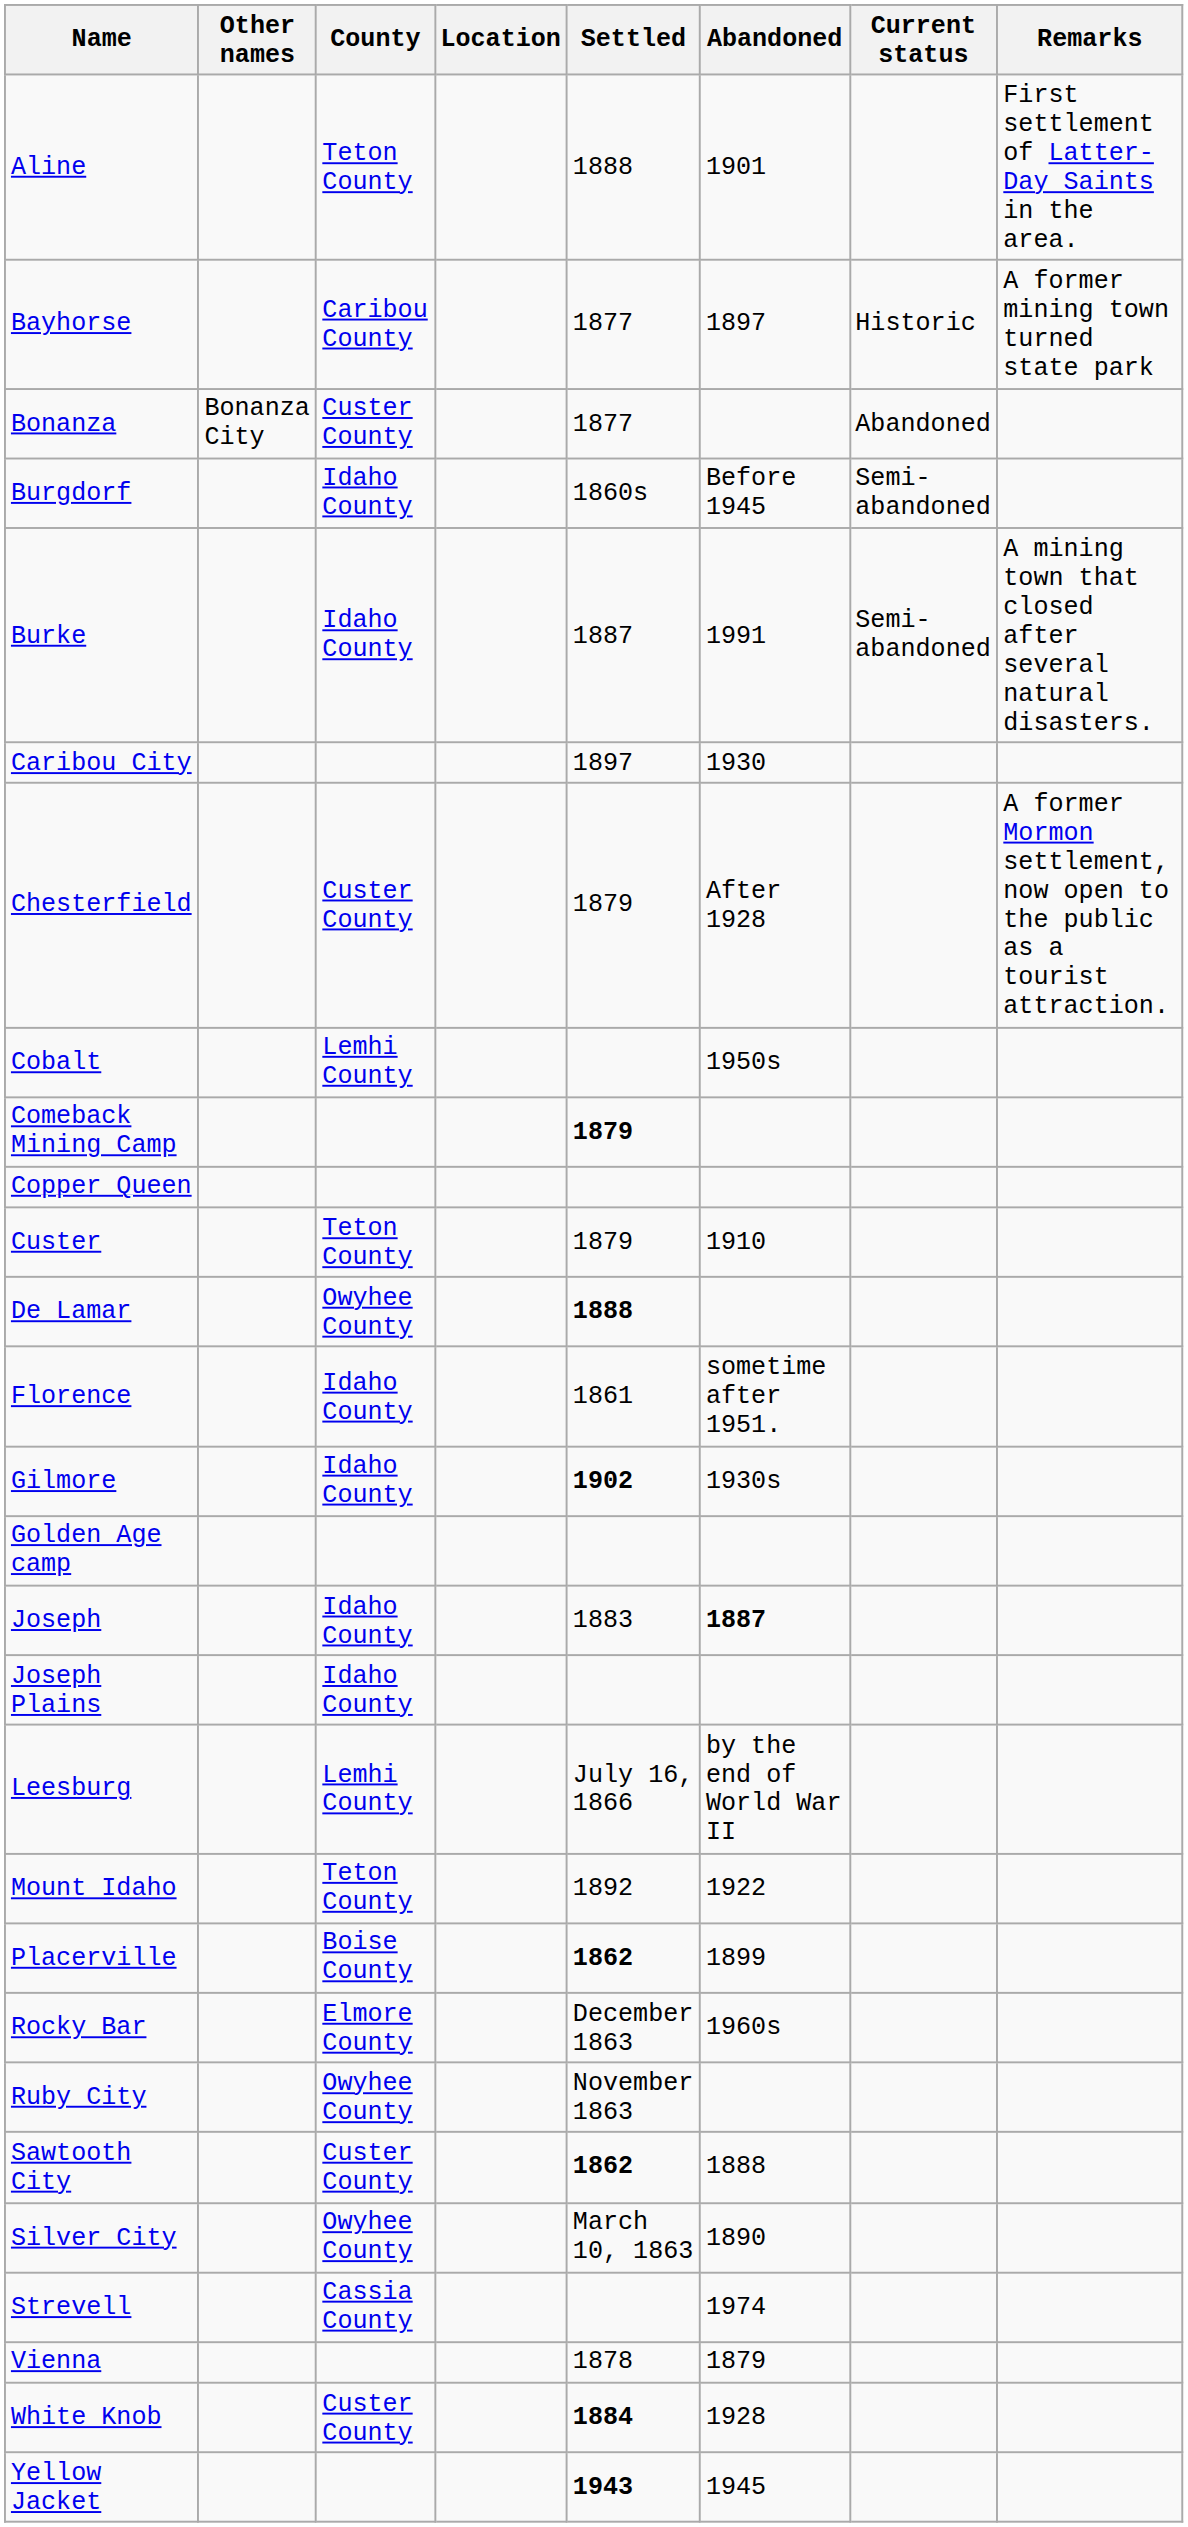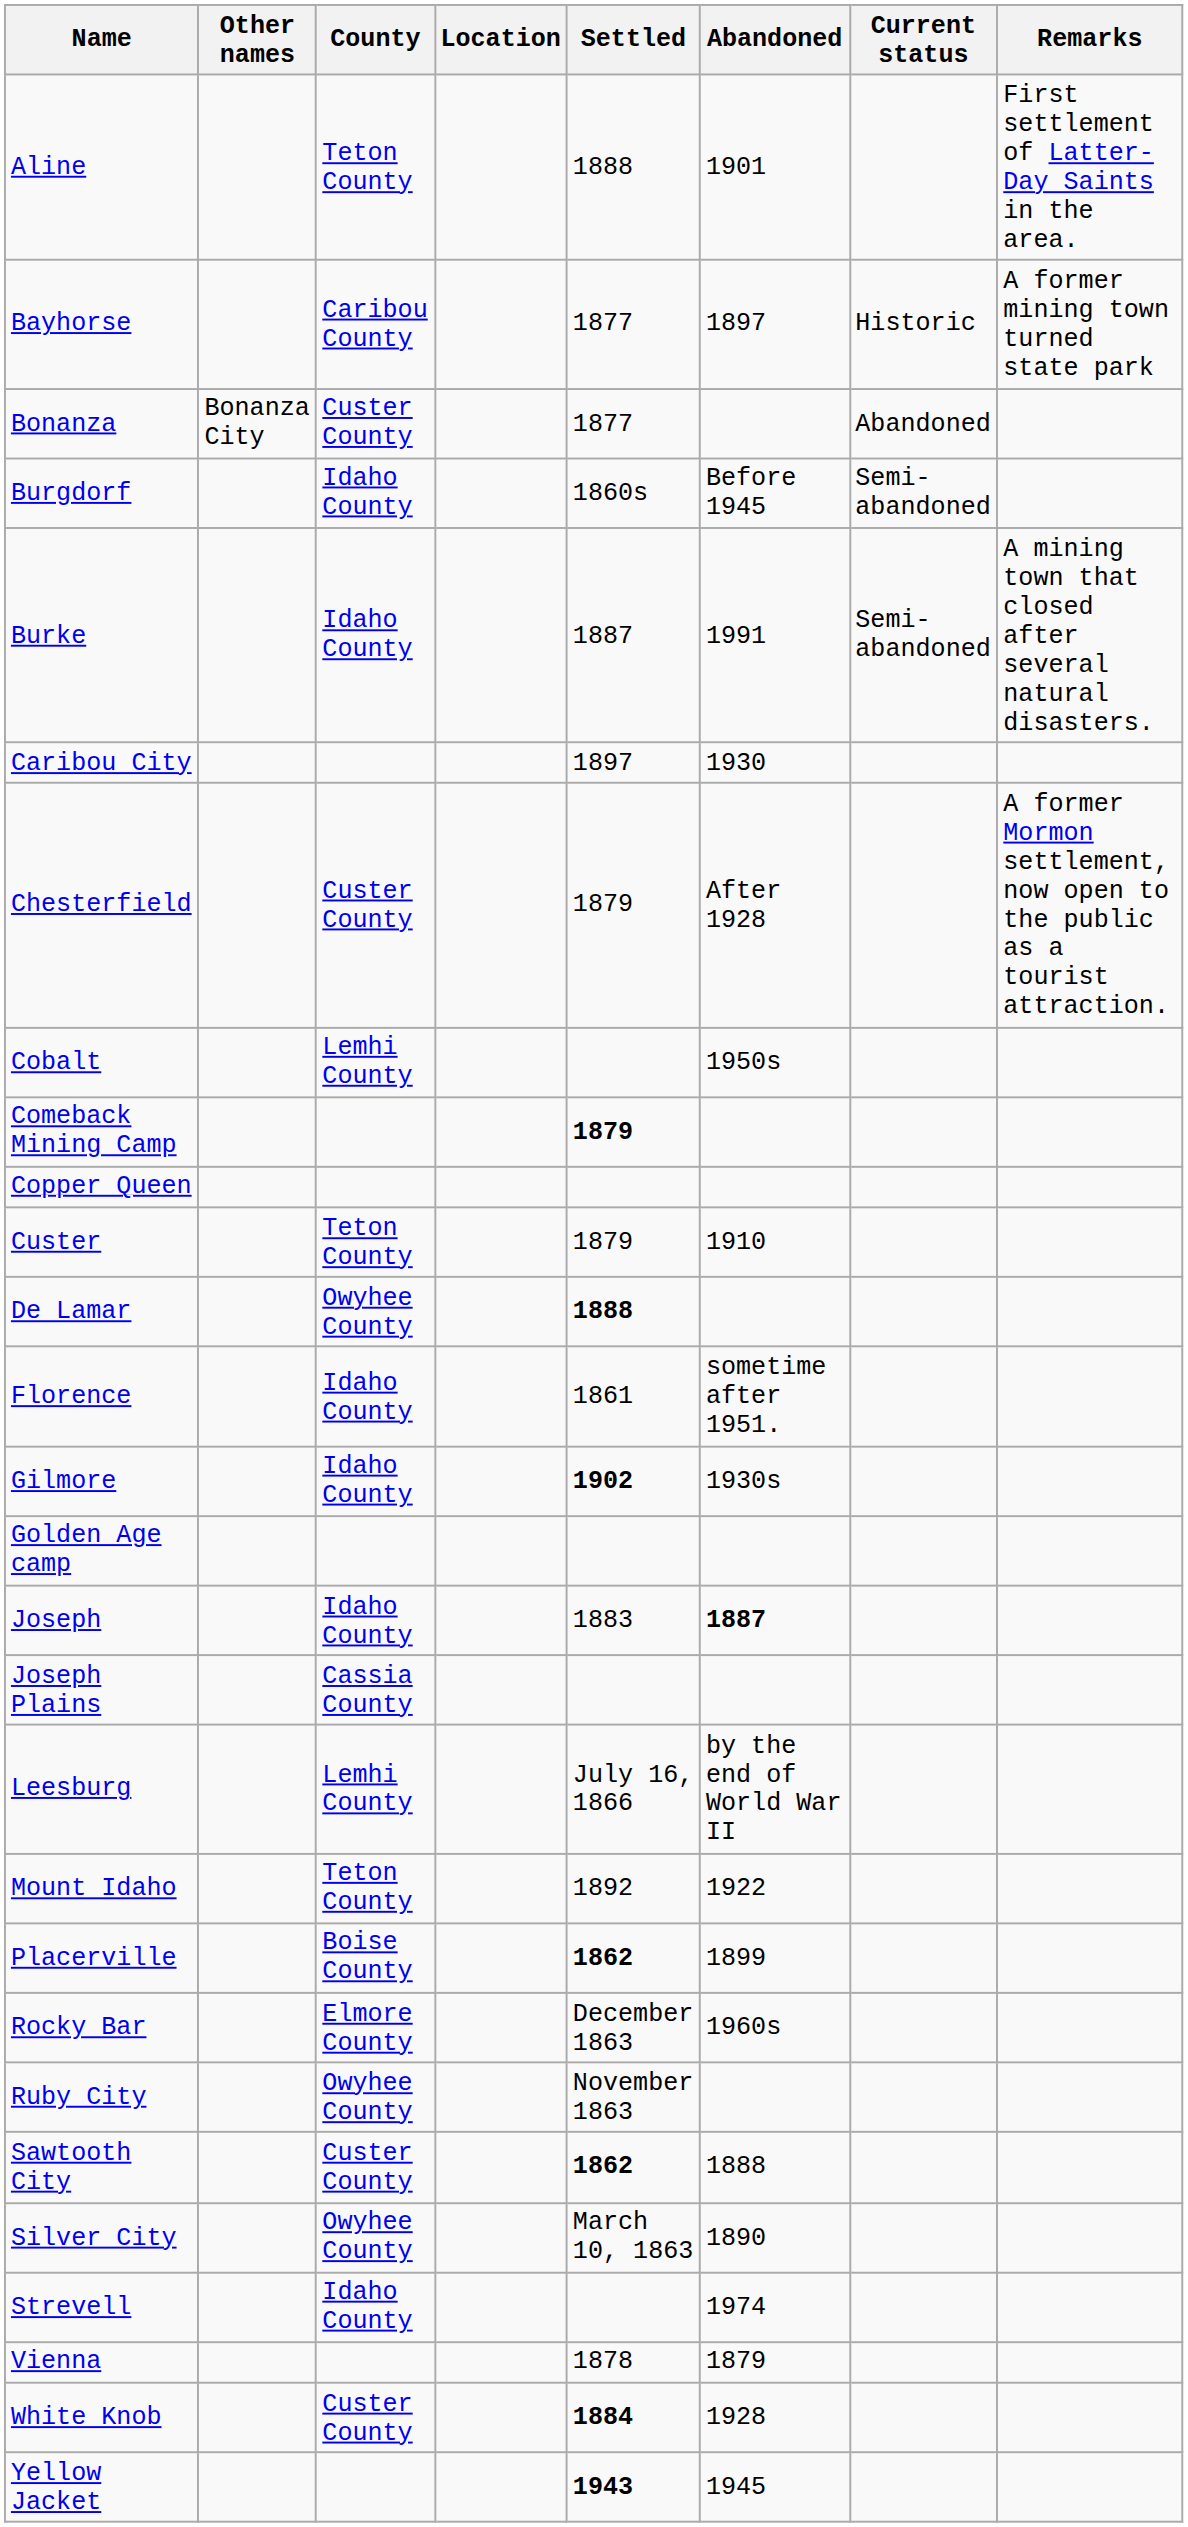(368, 1690) Idaho County -> (368, 1690) Cassia County
(368, 2307) Cassia County -> (368, 2307) Idaho County
